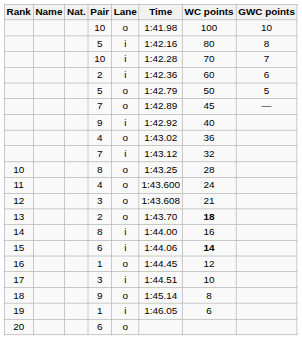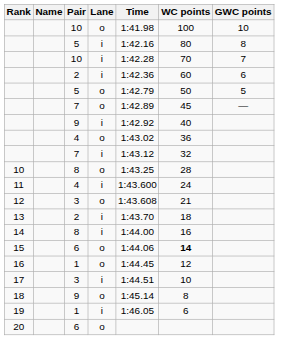- column: (76, 12)
(125, 185) o -> (102, 185) i
(125, 216) o -> (102, 216) i
(209, 216) bold -> (186, 216) normal
(125, 248) i -> (102, 248) o
